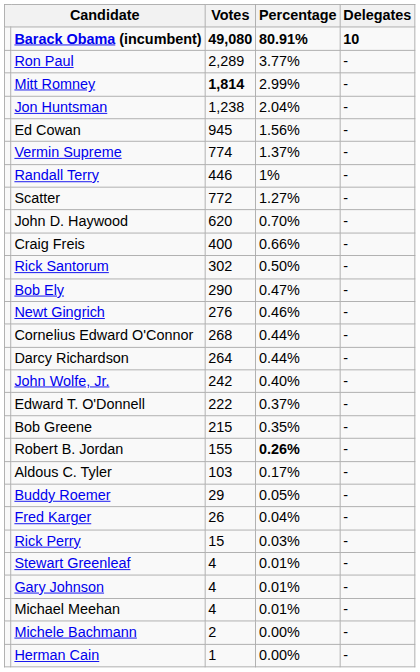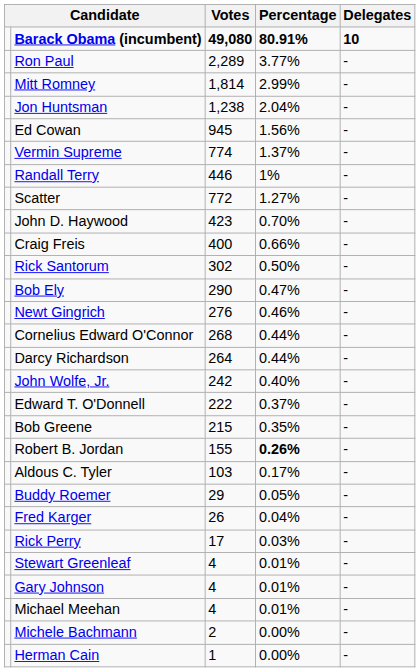(226, 84) bold -> (226, 84) normal
(220, 221) 620 -> (220, 221) 423
(216, 541) 15 -> (216, 541) 17
